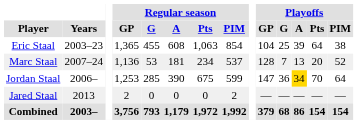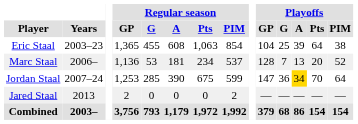(84, 62) 2007–24 -> (84, 62) 2006–
(84, 78) 2006– -> (84, 78) 2007–24
